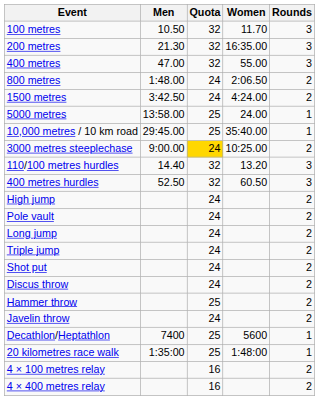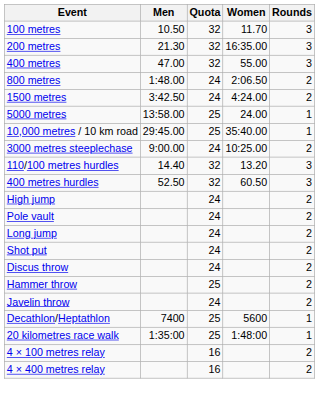(215, 149) gold background -> (215, 149) no background
- row: (33, 251)
